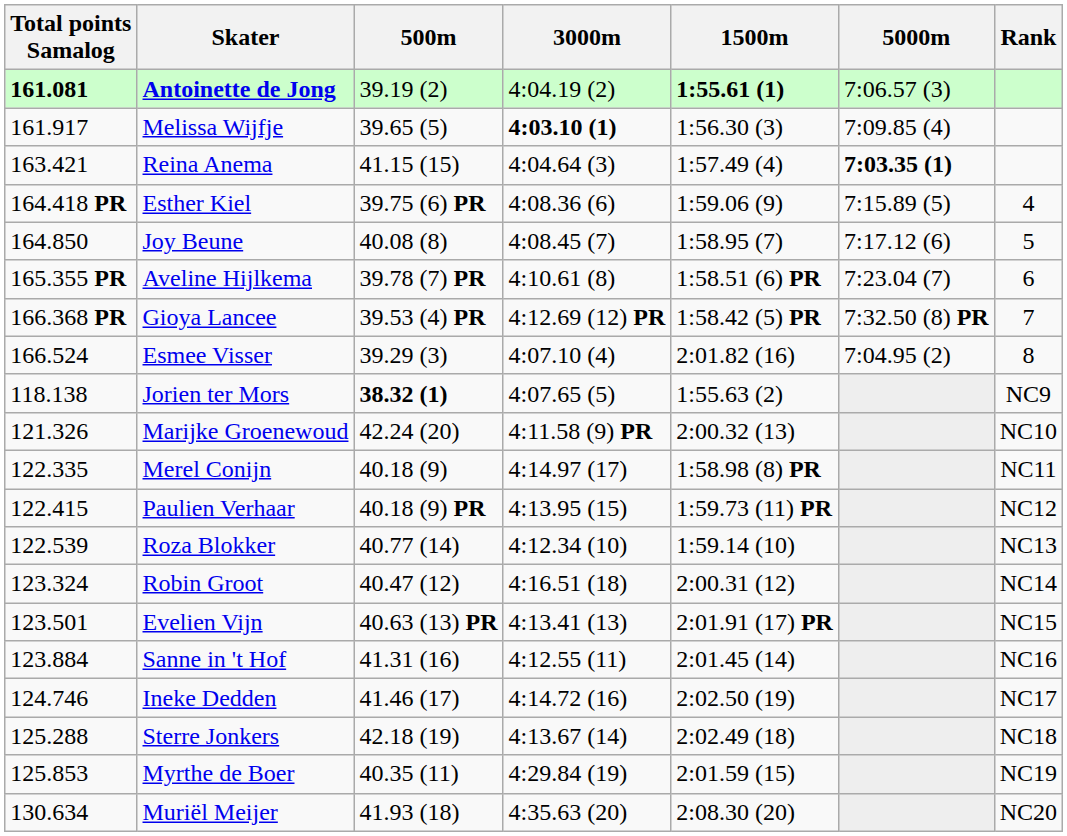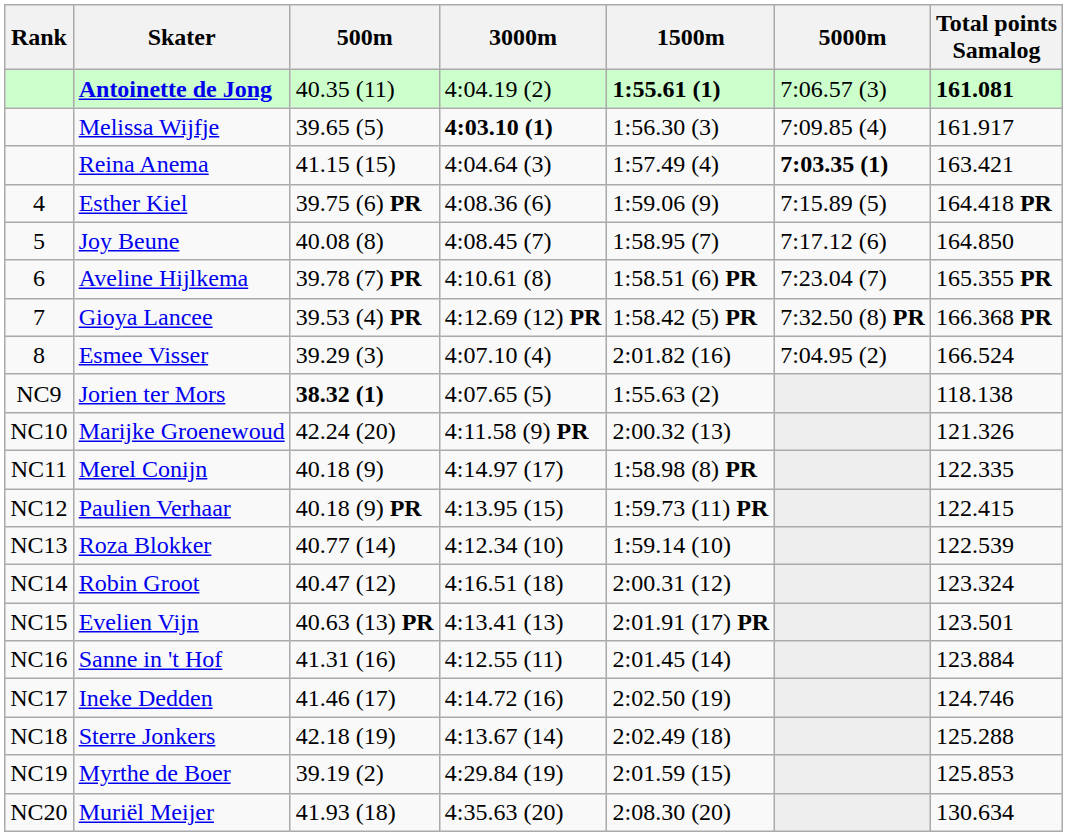columns swapped: (1028, 37) <-> (71, 37)
(404, 88) 39.19 (2) -> (345, 88) 40.35 (11)
(409, 773) 40.35 (11) -> (340, 773) 39.19 (2)
